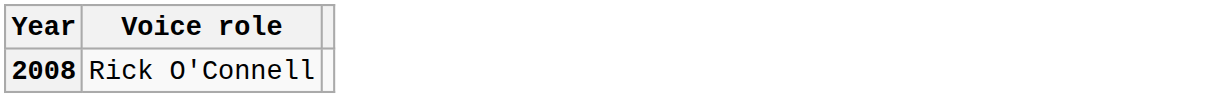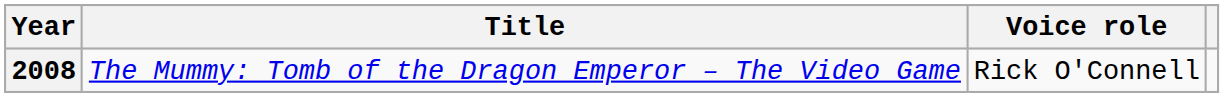+ column: (525, 27)
